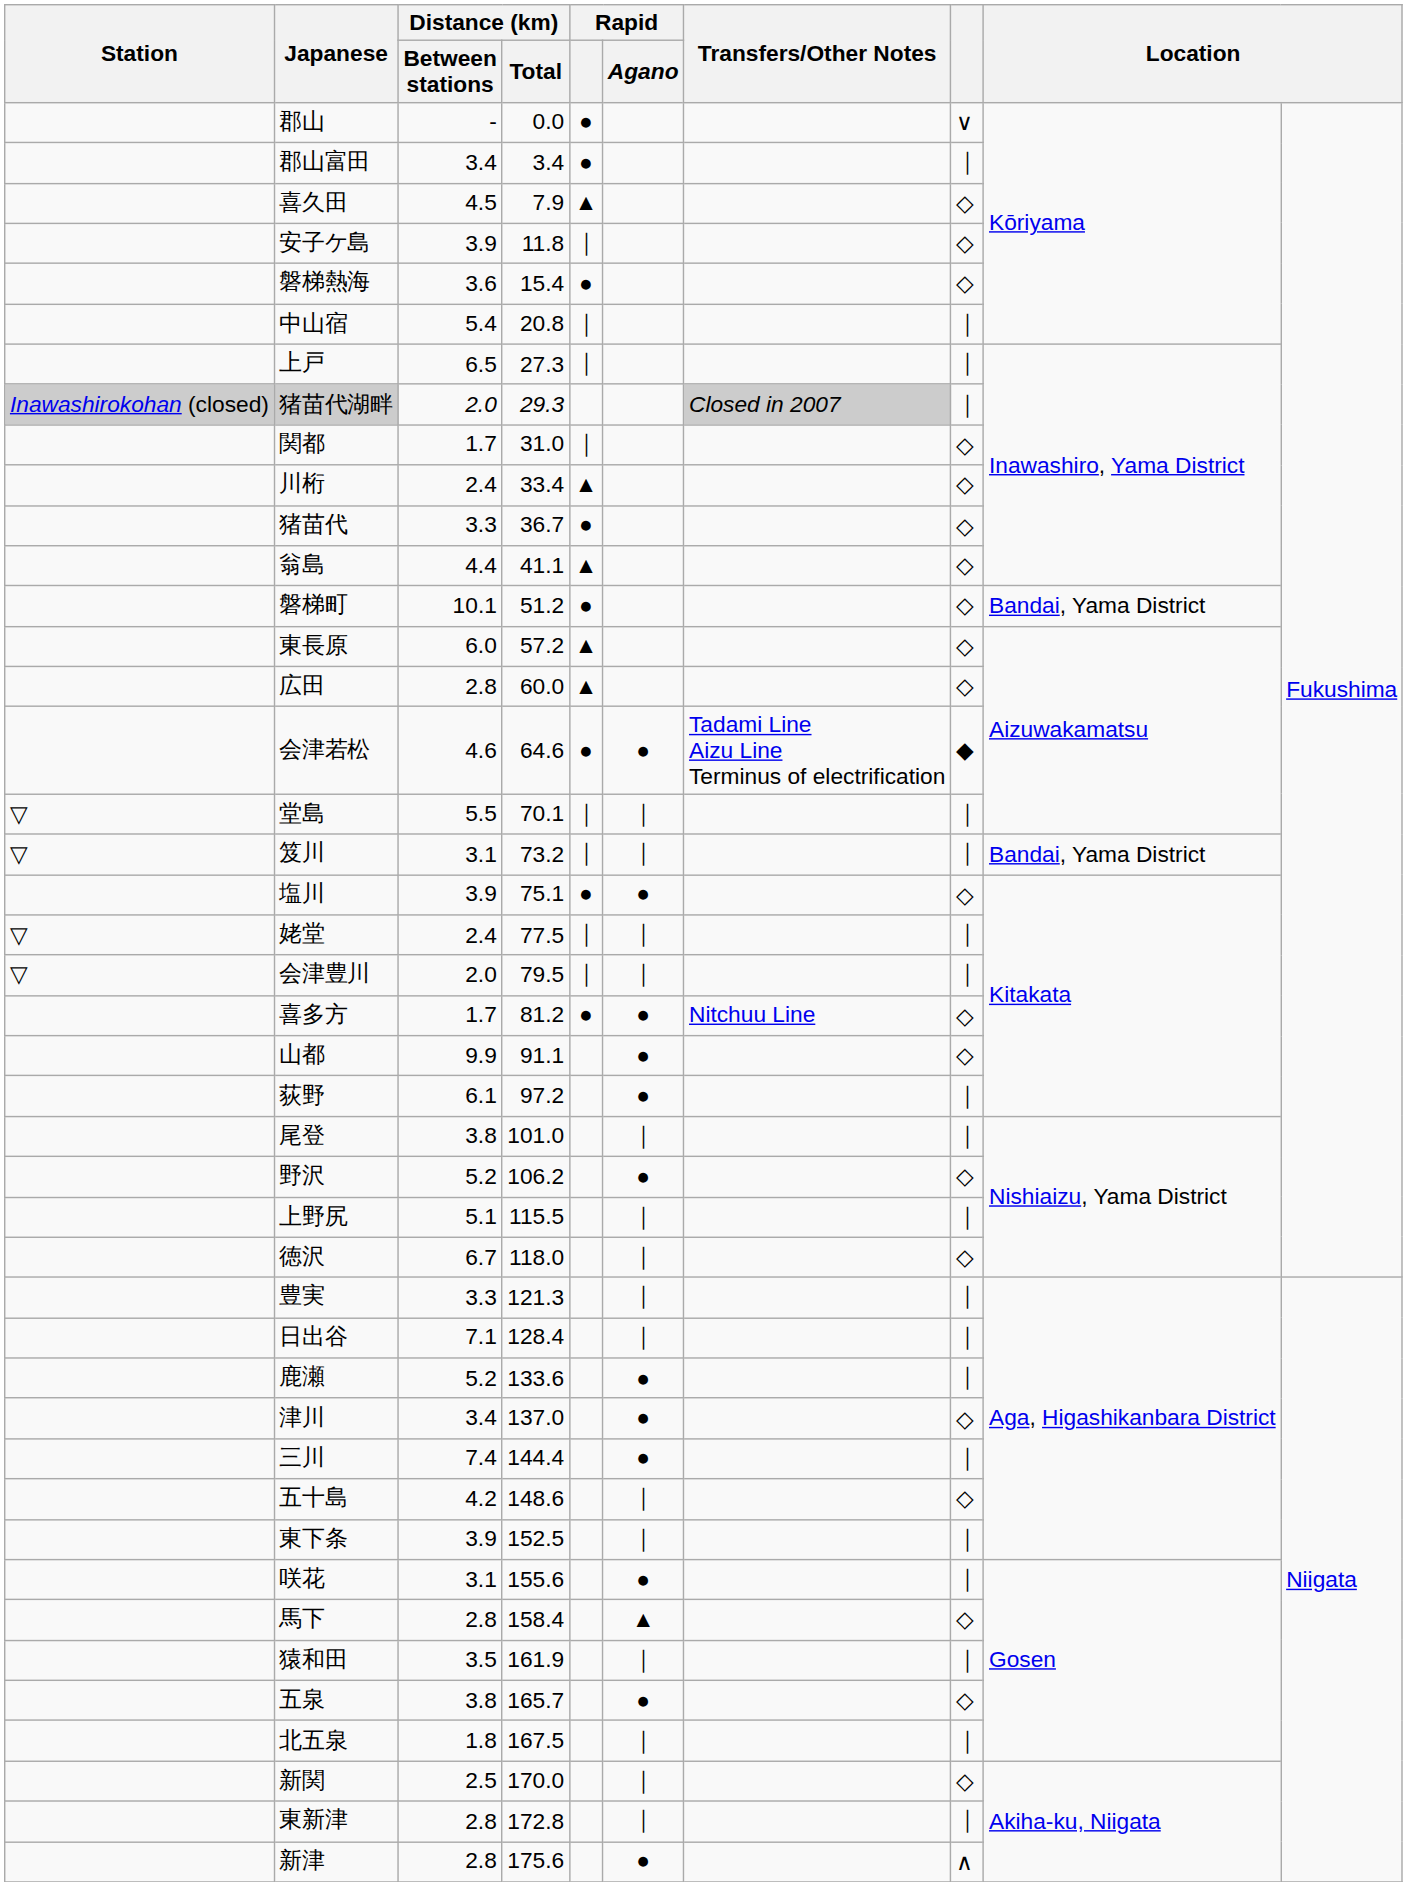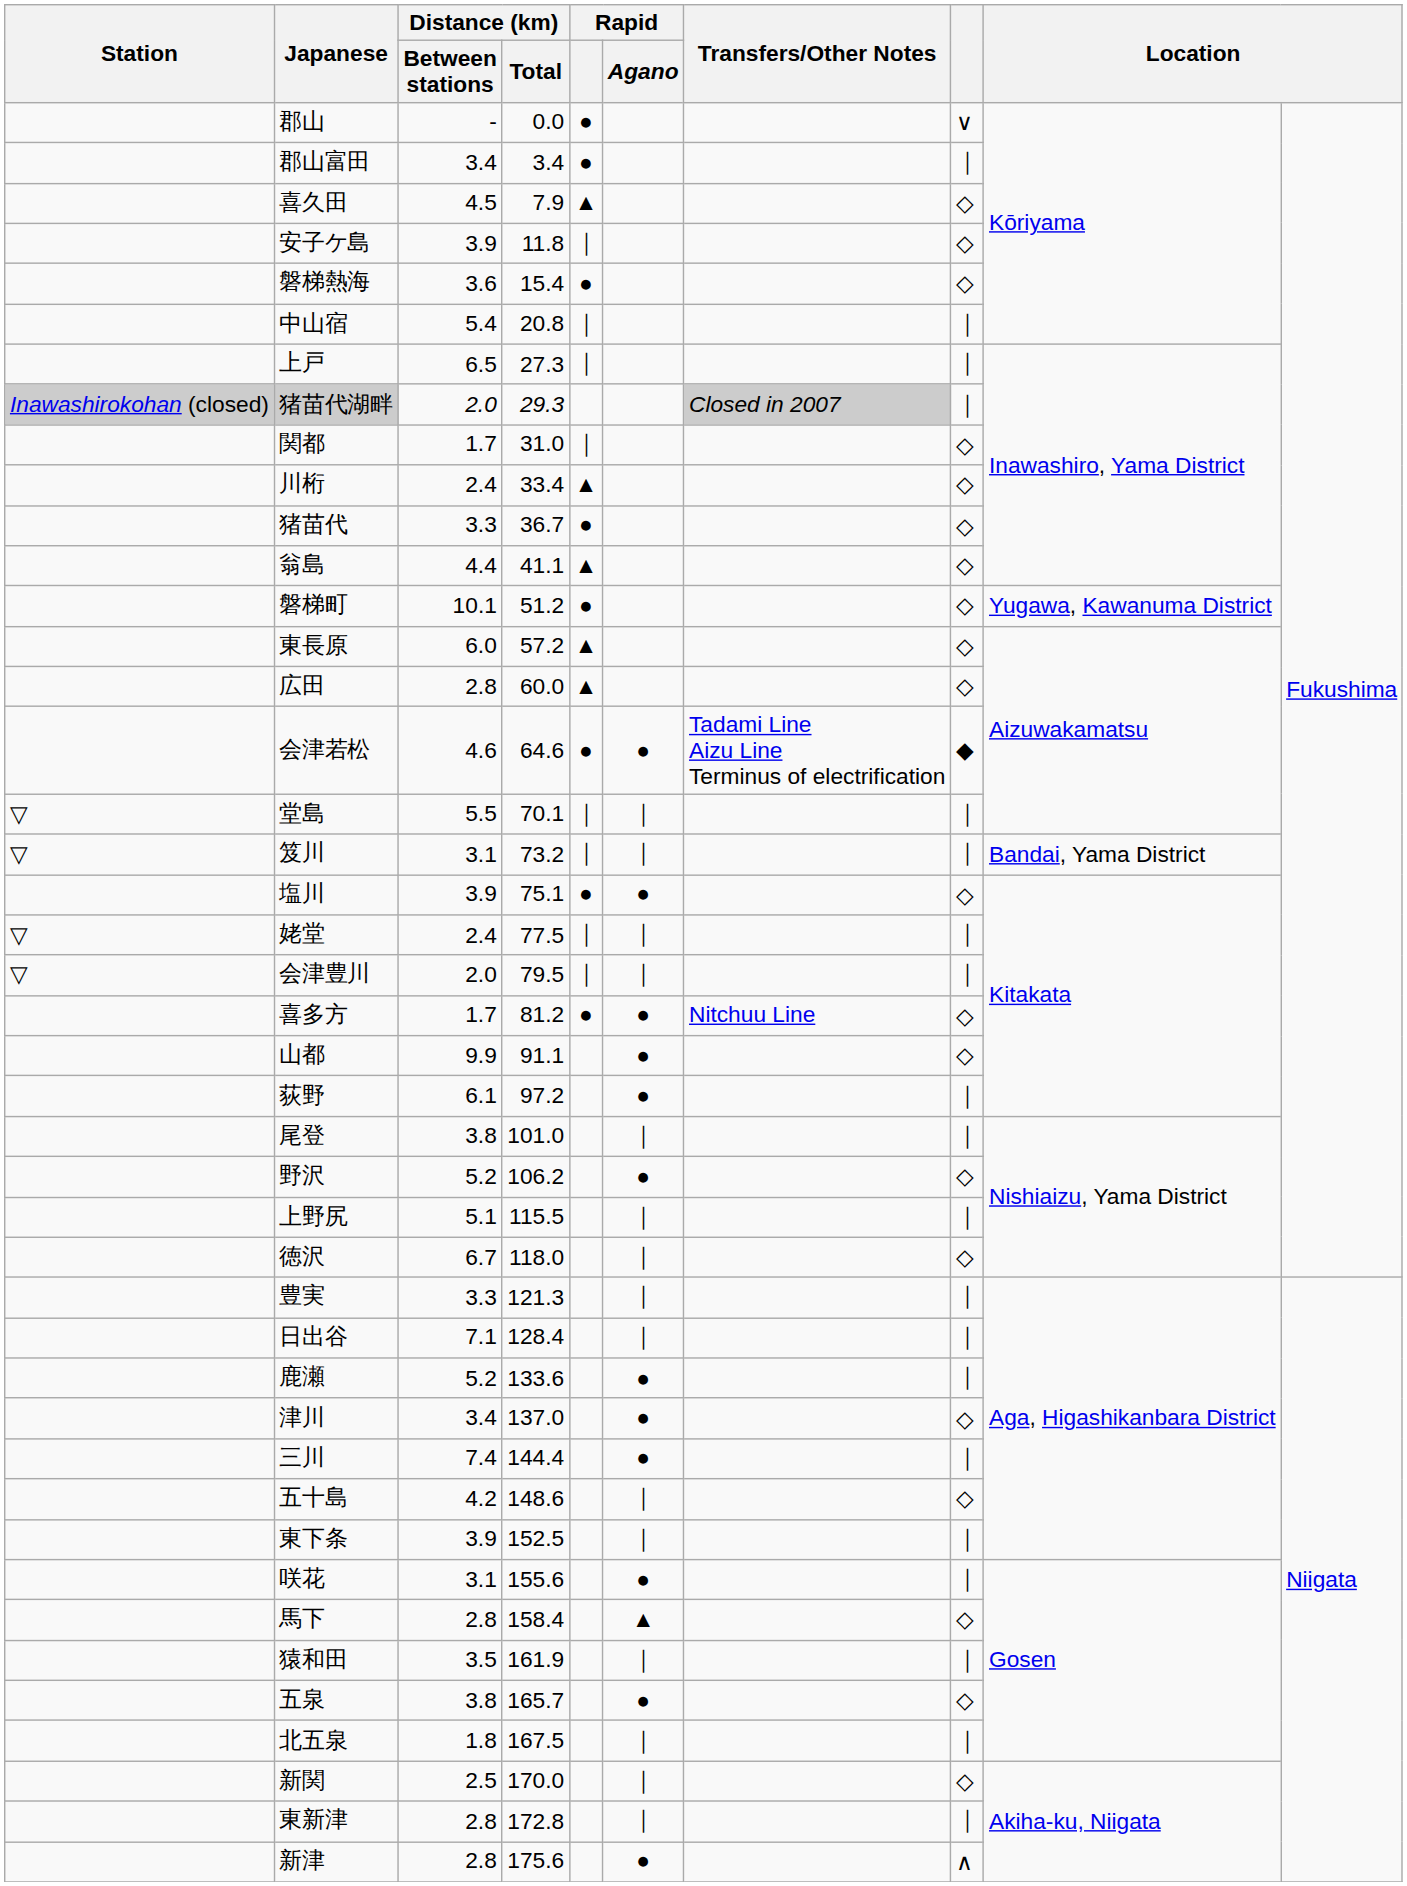(1097, 605) Bandai, Yama District -> (1130, 605) Yugawa, Kawanuma District
